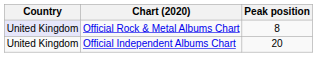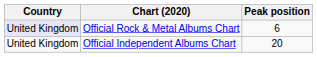(277, 28) 8 -> (277, 28) 6
